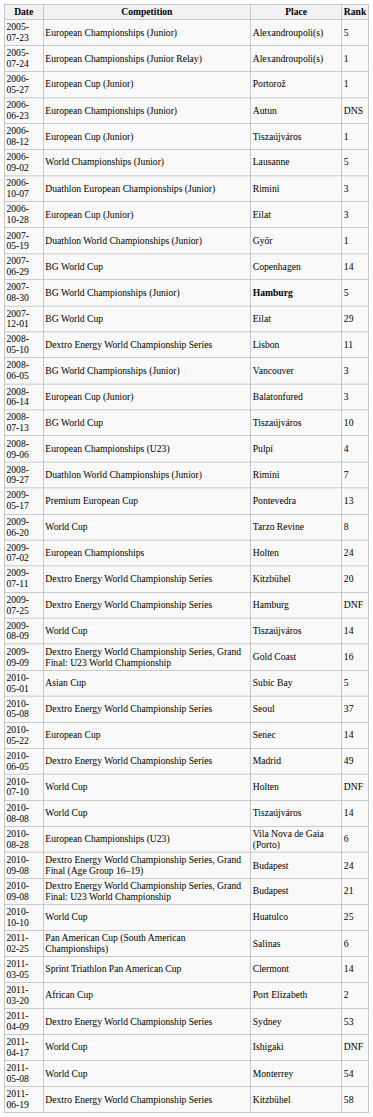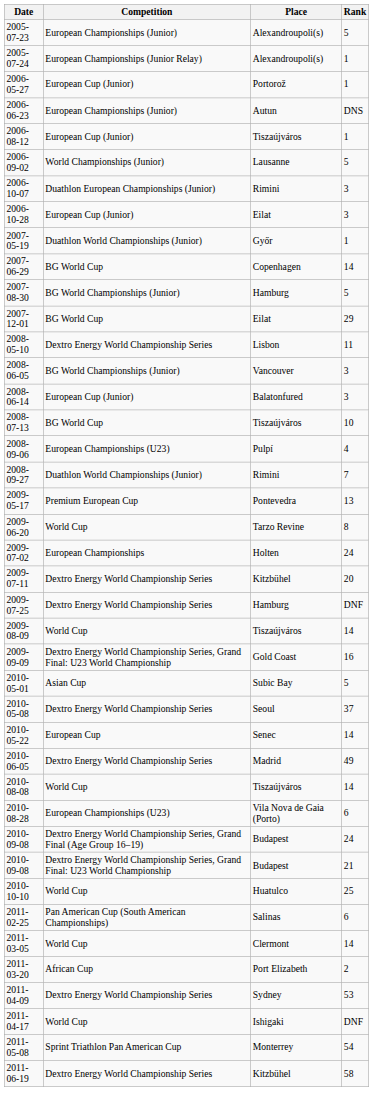(273, 292) bold -> (271, 292) normal
- row: (18, 787)
(113, 969) Sprint Triathlon Pan American Cup -> (66, 943) World Cup
(66, 1073) World Cup -> (113, 1047) Sprint Triathlon Pan American Cup
